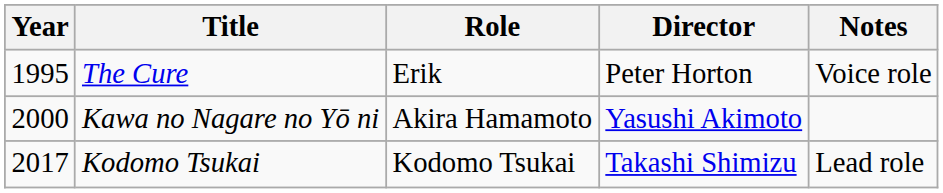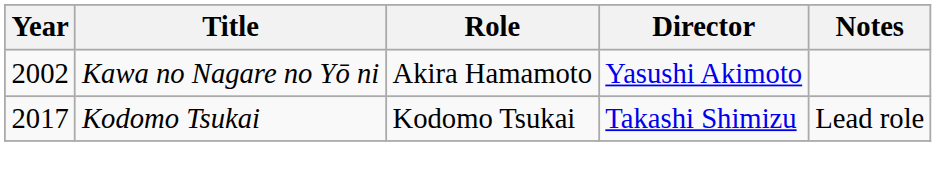- row: (135, 72)
(40, 118) 2000 -> (40, 72) 2002
